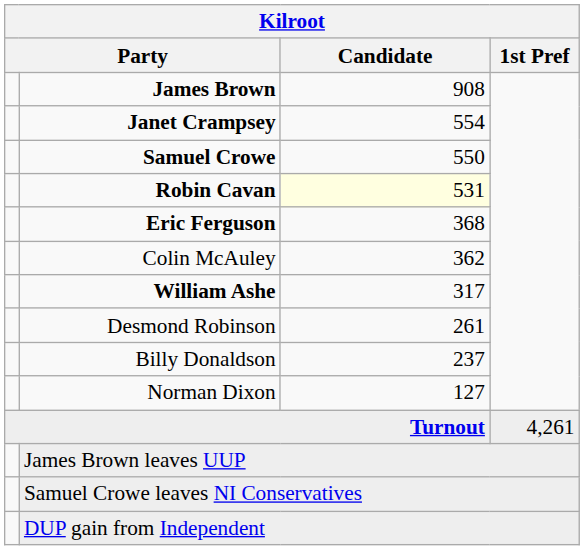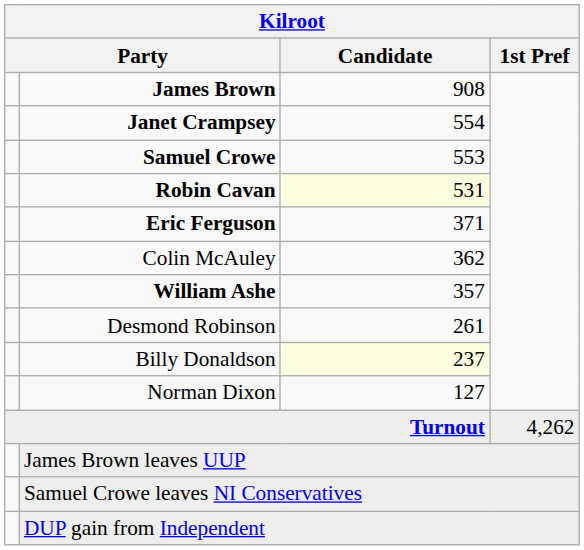(469, 156) 550 -> (469, 156) 553
(469, 223) 368 -> (469, 223) 371
(469, 291) 317 -> (469, 291) 357
(469, 358) no background -> (469, 358) lightyellow background
(551, 426) 4,261 -> (551, 426) 4,262
